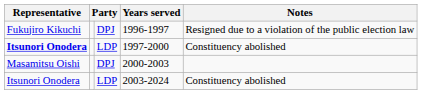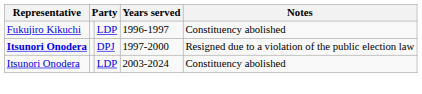(106, 30) DPJ -> (107, 30) LDP
(300, 30) Resigned due to a violation of the public election law -> (236, 30) Constituency abolished
(107, 47) LDP -> (106, 47) DPJ
(236, 47) Constituency abolished -> (300, 47) Resigned due to a violation of the public election law
- row: (146, 64)
